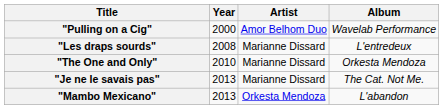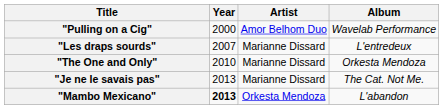(224, 46) 2008 -> (224, 46) 2007
(224, 96) normal -> (224, 96) bold
